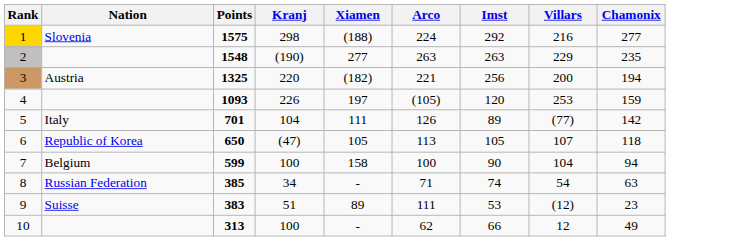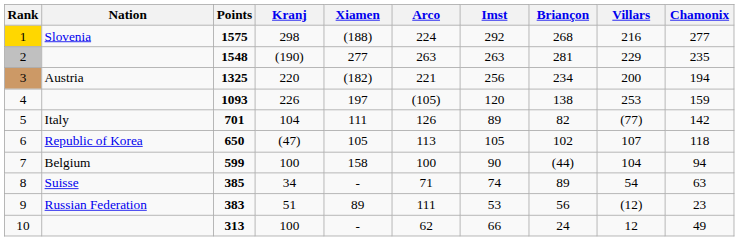+ column: (563, 15)
(96, 183) Russian Federation -> (62, 183) Suisse
(62, 204) Suisse -> (96, 204) Russian Federation
